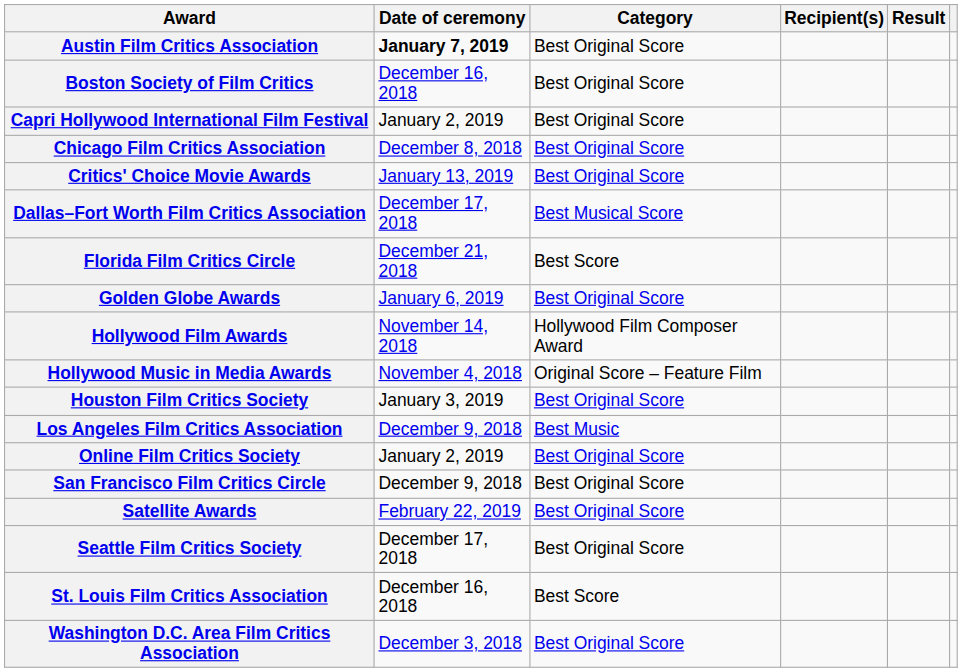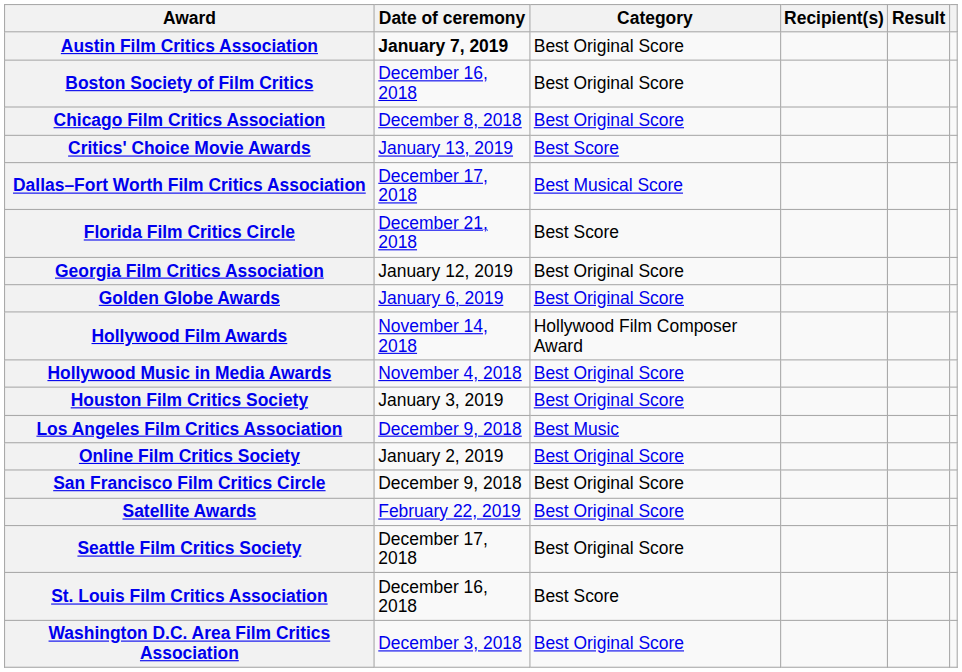- row: (189, 120)
(609, 176) Best Original Score -> (576, 148) Best Score
+ row: (189, 270)
(648, 373) Original Score – Feature Film -> (609, 373) Best Original Score
